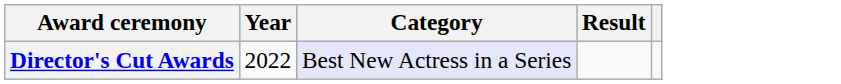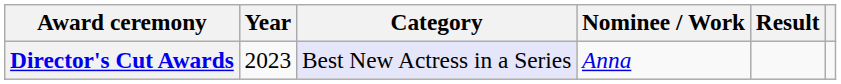+ column: (664, 23)
(268, 60) 2022 -> (268, 60) 2023
